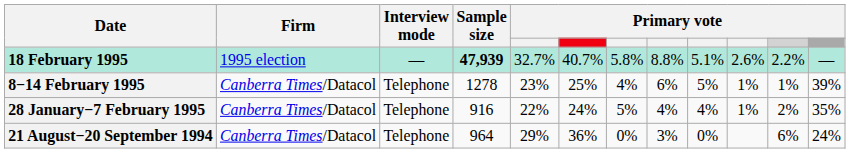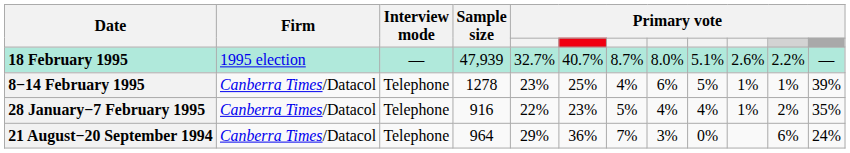(482, 60) bold -> (482, 60) normal
(627, 60) 5.8% -> (627, 60) 8.7%
(667, 60) 8.8% -> (667, 60) 8.0%
(583, 110) 24% -> (583, 110) 23%
(627, 135) 0% -> (627, 135) 7%
